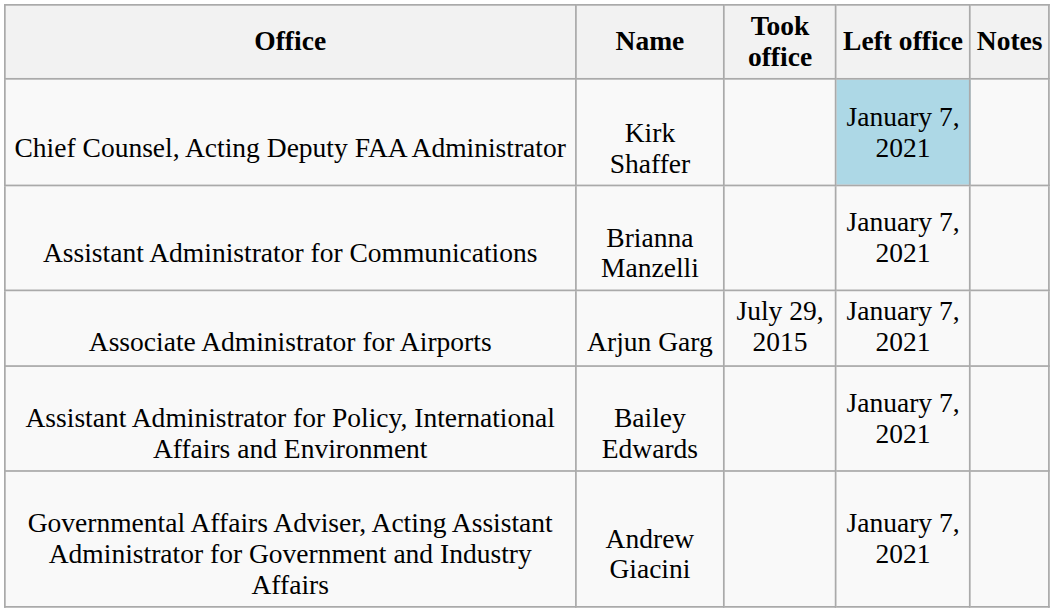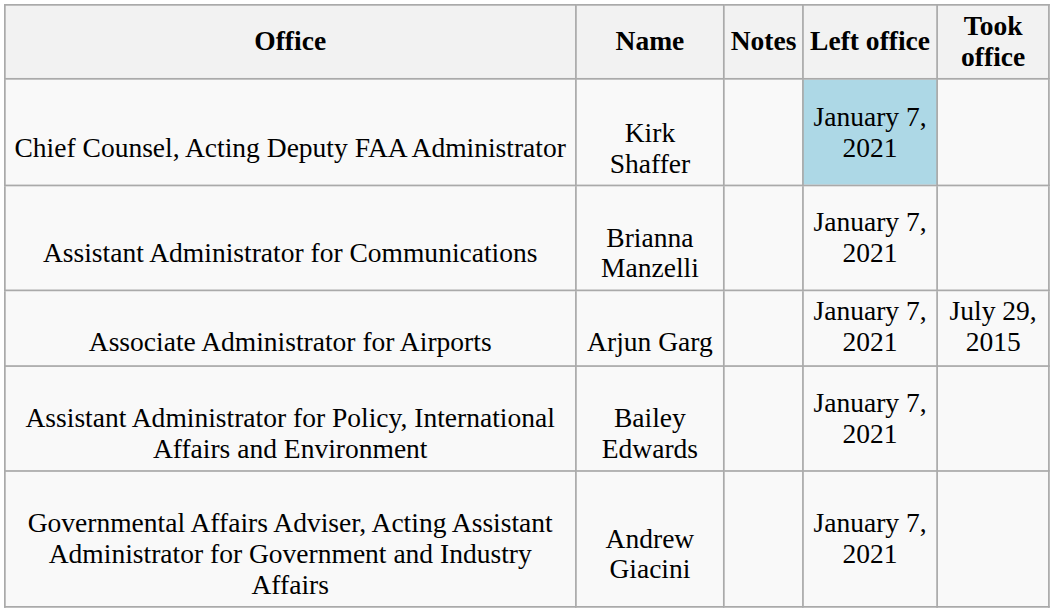columns swapped: (780, 41) <-> (1010, 41)
